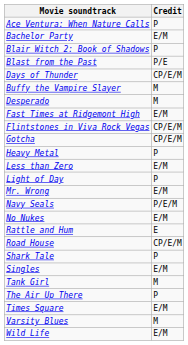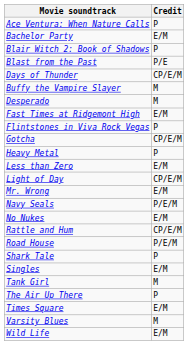(168, 127) CP/E/M -> (156, 127) P
(156, 179) P -> (168, 179) CP/E/M
(156, 230) E -> (168, 230) CP/E/M
(168, 243) CP/E/M -> (165, 243) P/E/M
